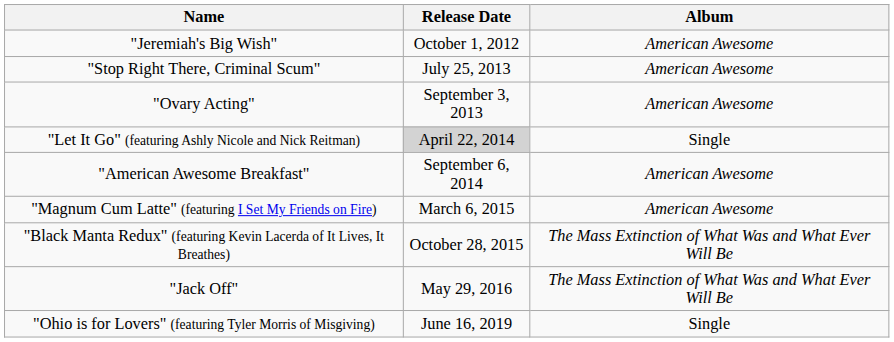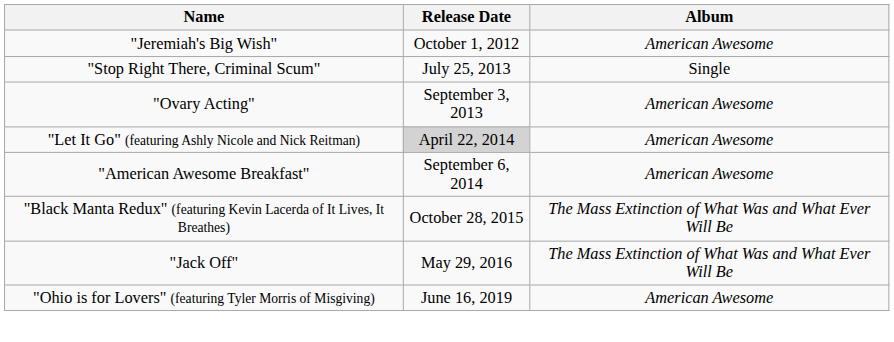(709, 69) American Awesome -> (709, 69) Single
(709, 139) Single -> (709, 139) American Awesome
- row: (204, 209)
(709, 323) Single -> (709, 297) American Awesome
